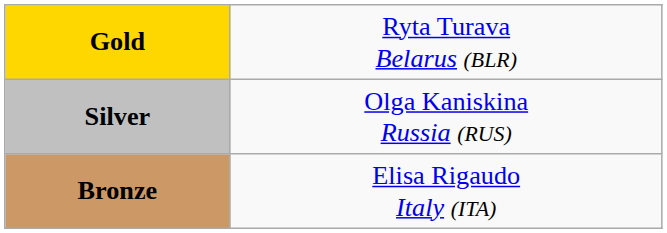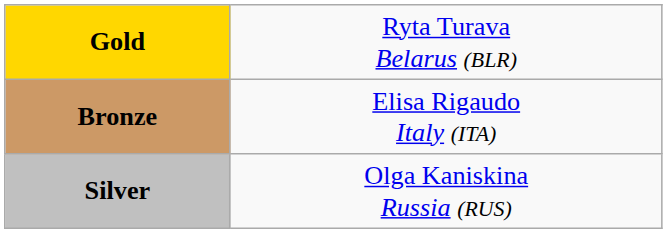rows swapped: (117, 115) <-> (117, 190)
